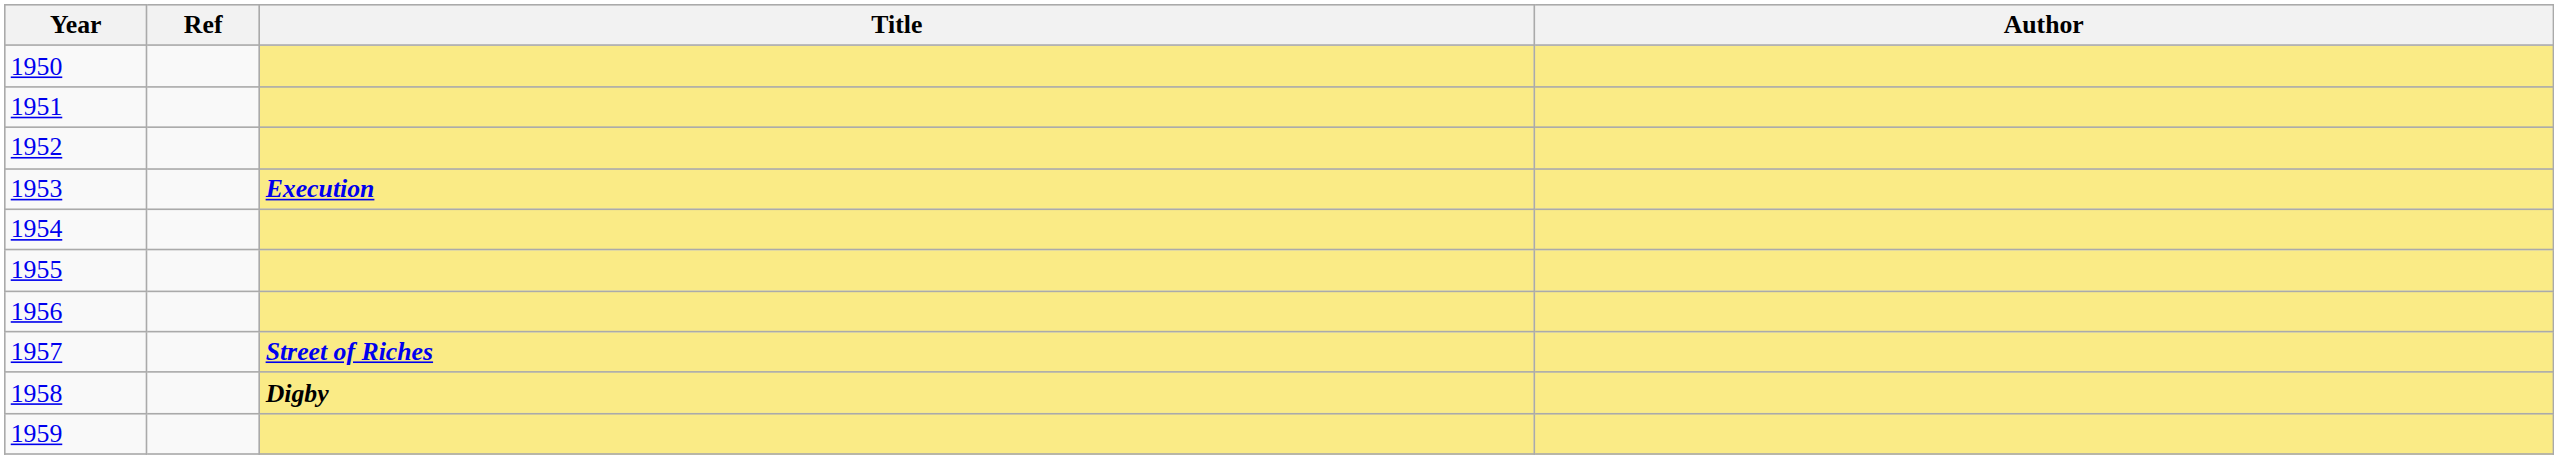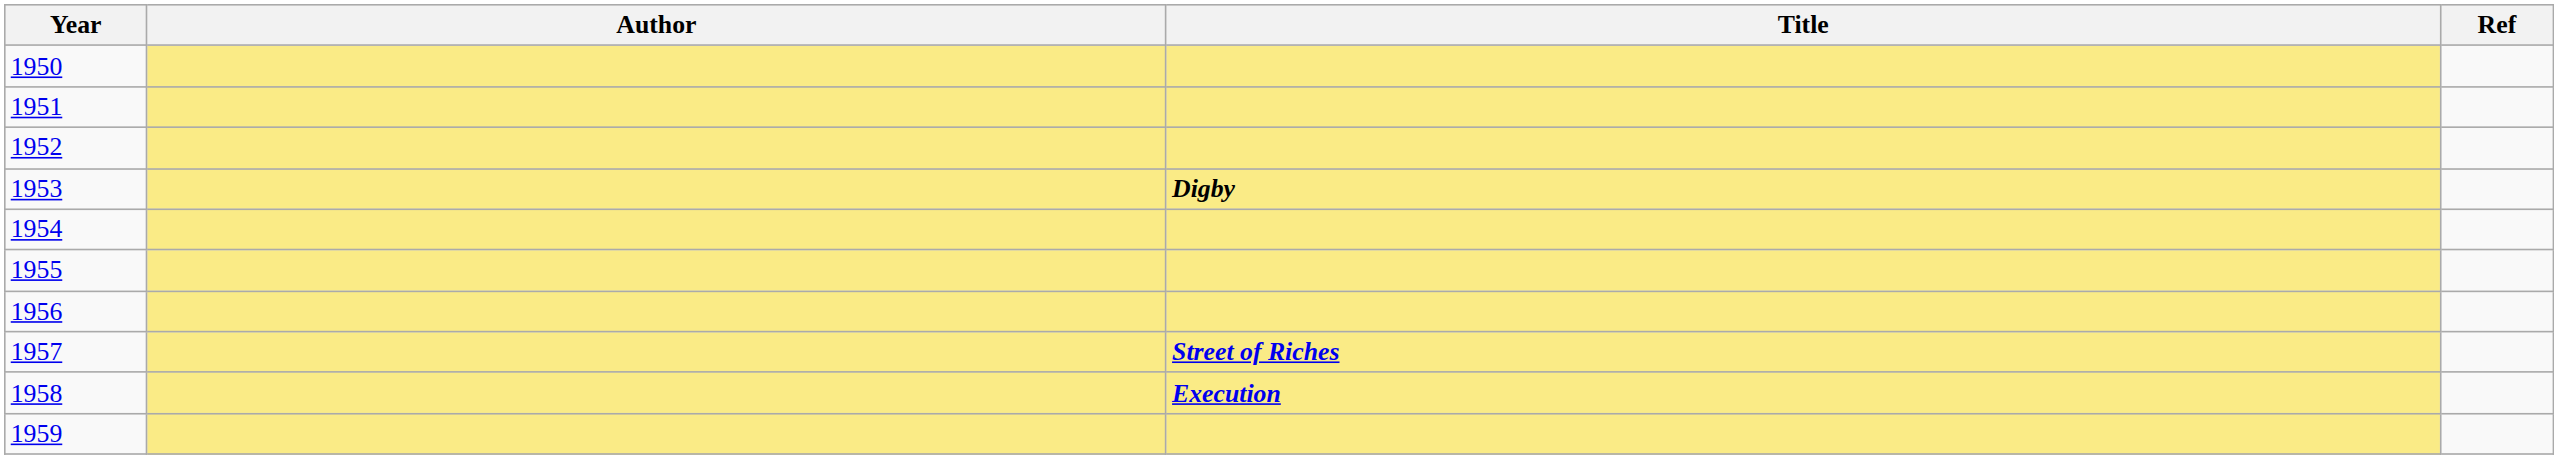columns swapped: (2044, 24) <-> (203, 24)
(320, 188) Execution -> (1204, 188) Digby
(297, 392) Digby -> (1226, 392) Execution
